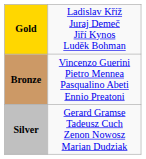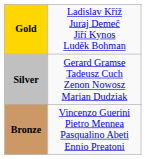rows swapped: (26, 129) <-> (26, 79)
